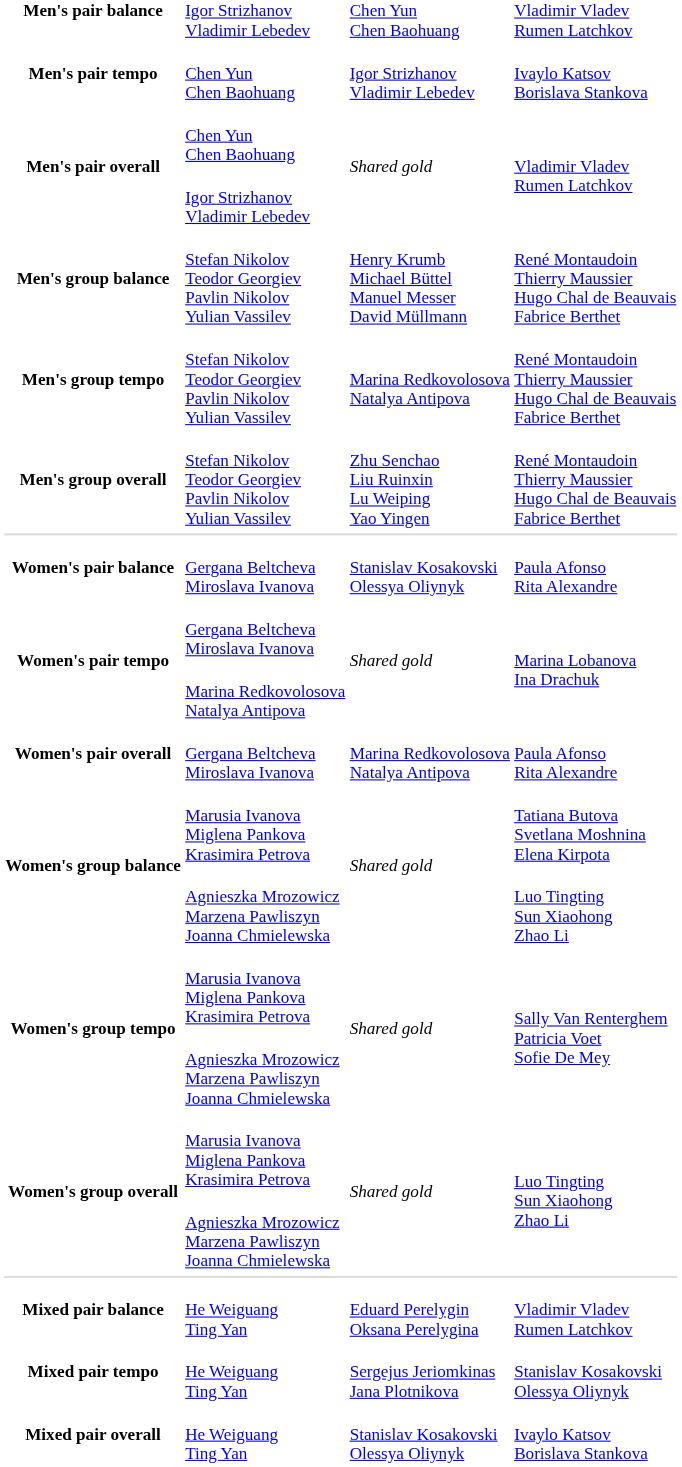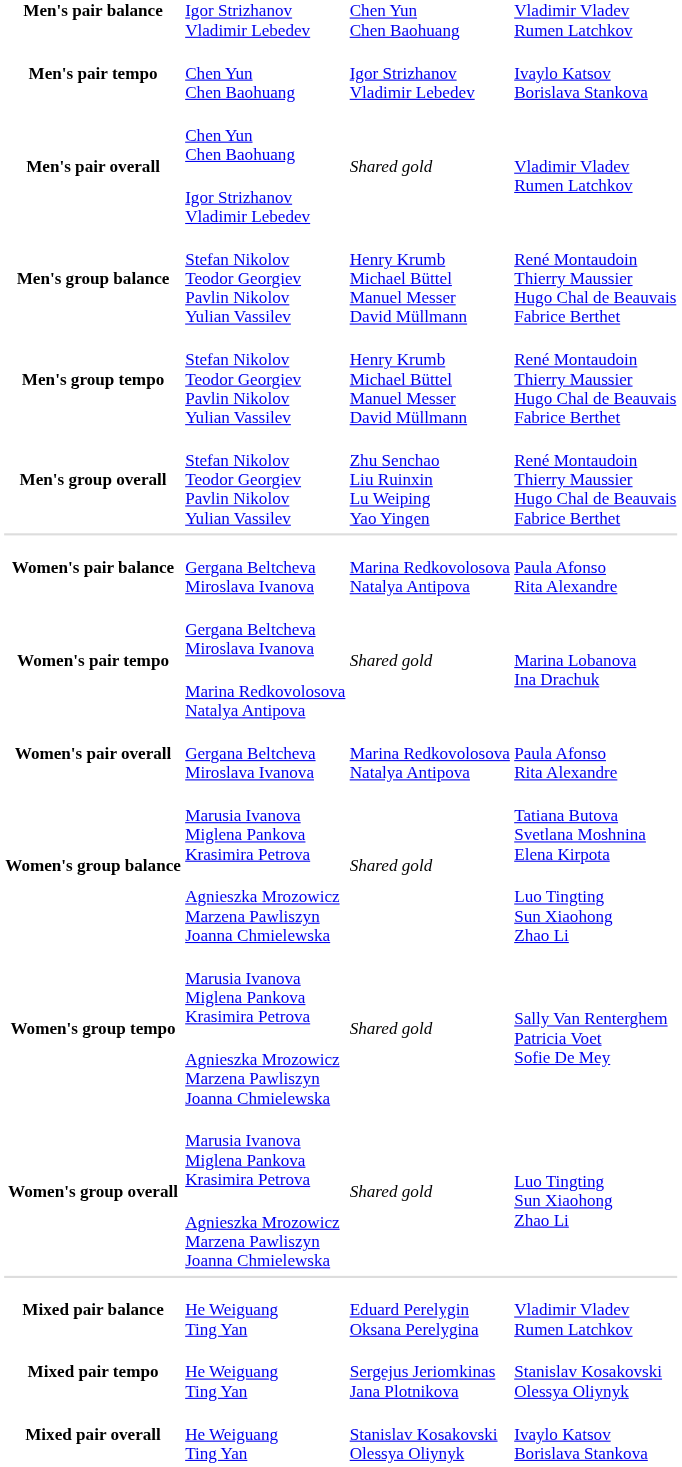(430, 388) Marina Redkovolosova Natalya Antipova -> (408, 388) Henry Krumb Michael Büttel Manuel Messer David Müllmann
(424, 577) Stanislav Kosakovski Olessya Oliynyk -> (430, 577) Marina Redkovolosova Natalya Antipova
